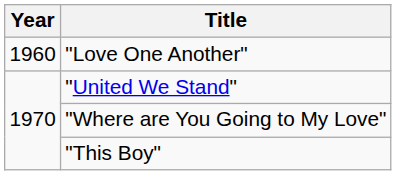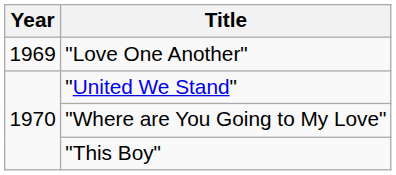(33, 53) 1960 -> (33, 53) 1969
